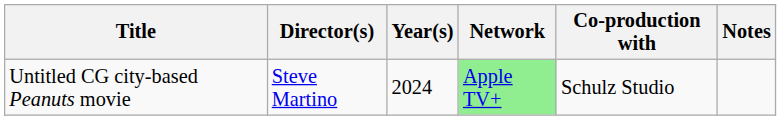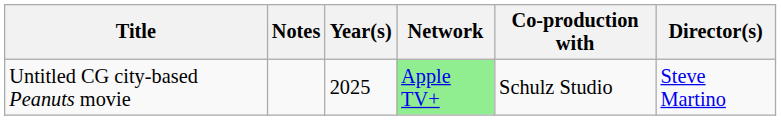columns swapped: (327, 32) <-> (747, 32)
(412, 87) 2024 -> (350, 87) 2025
